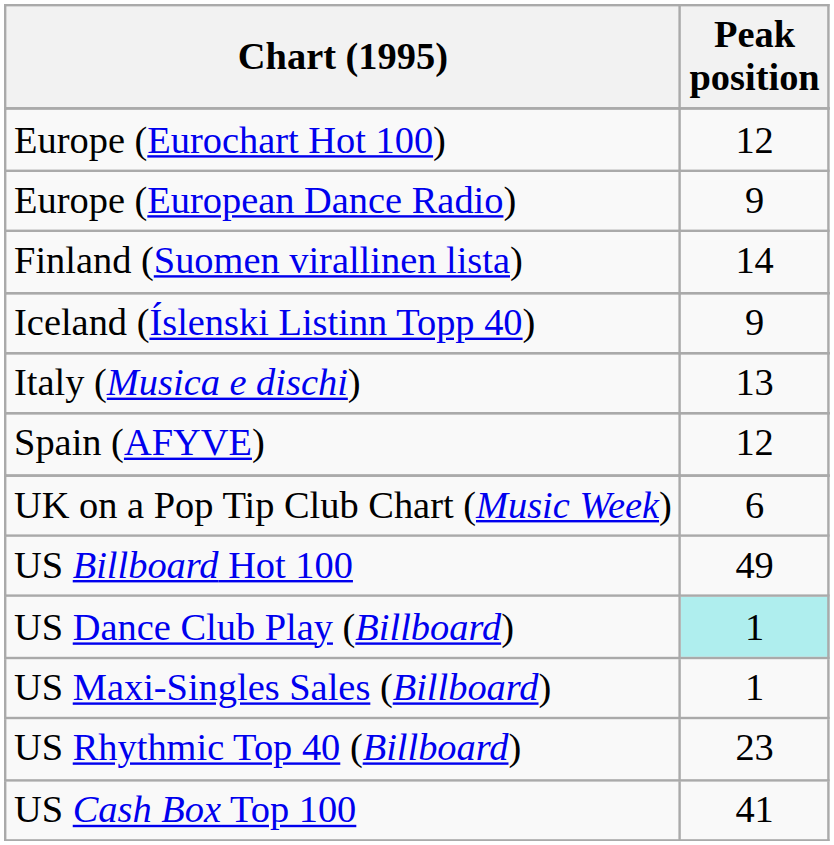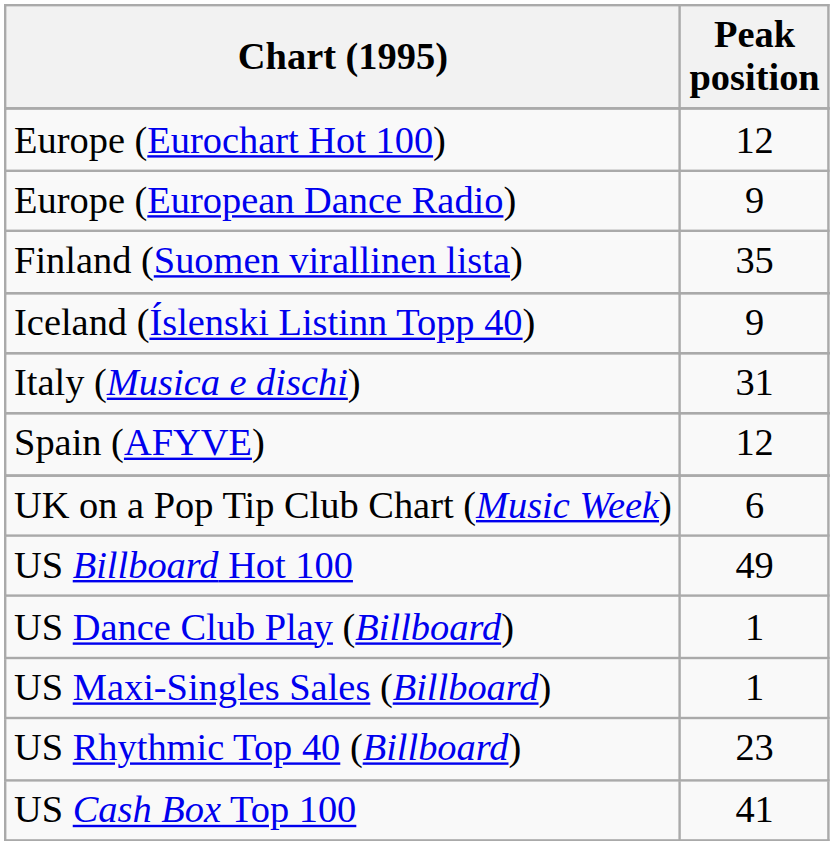(755, 260) 14 -> (755, 260) 35
(755, 382) 13 -> (755, 382) 31
(755, 626) paleturquoise background -> (755, 626) no background
